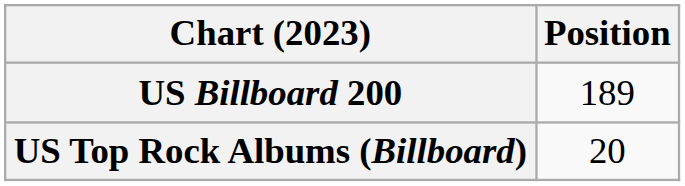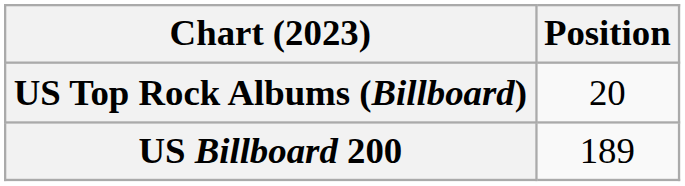rows swapped: (270, 92) <-> (270, 150)
